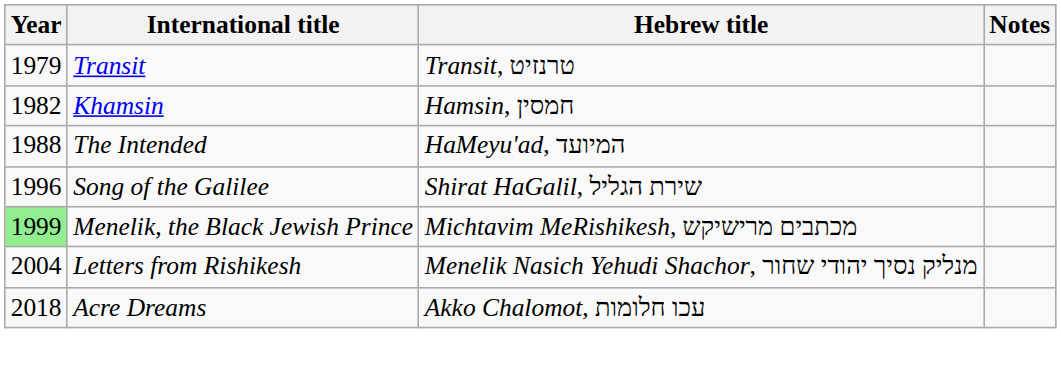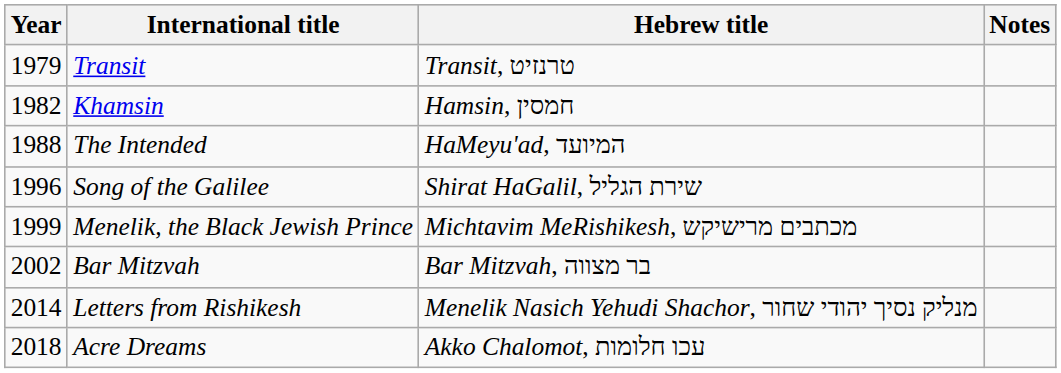(36, 226) lightgreen background -> (36, 226) no background
+ row: (137, 266)
(36, 266) 2004 -> (36, 307) 2014
